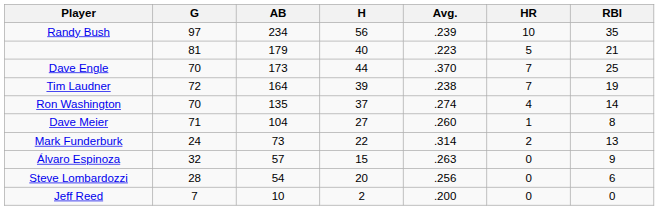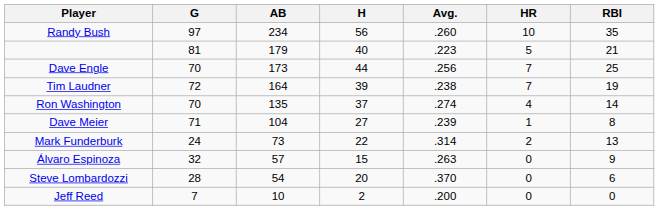(445, 31) .239 -> (445, 31) .260
(445, 68) .370 -> (445, 68) .256
(445, 123) .260 -> (445, 123) .239
(445, 178) .256 -> (445, 178) .370
